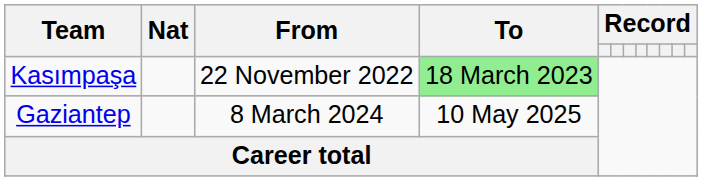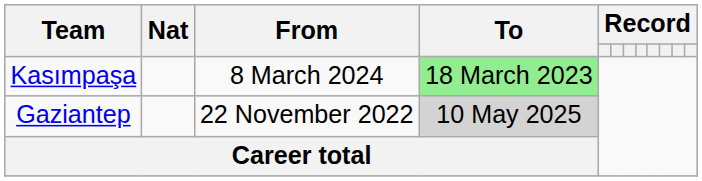(307, 75) 22 November 2022 -> (307, 75) 8 March 2024
(307, 115) 8 March 2024 -> (307, 115) 22 November 2022
(509, 115) no background -> (509, 115) lightgrey background
